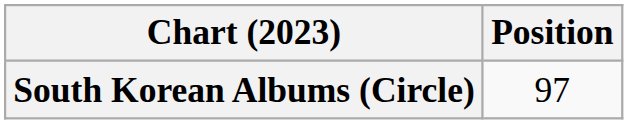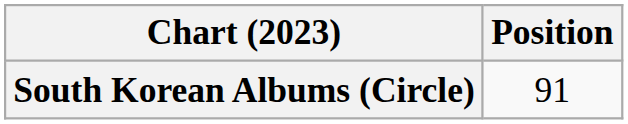(552, 88) 97 -> (552, 88) 91
